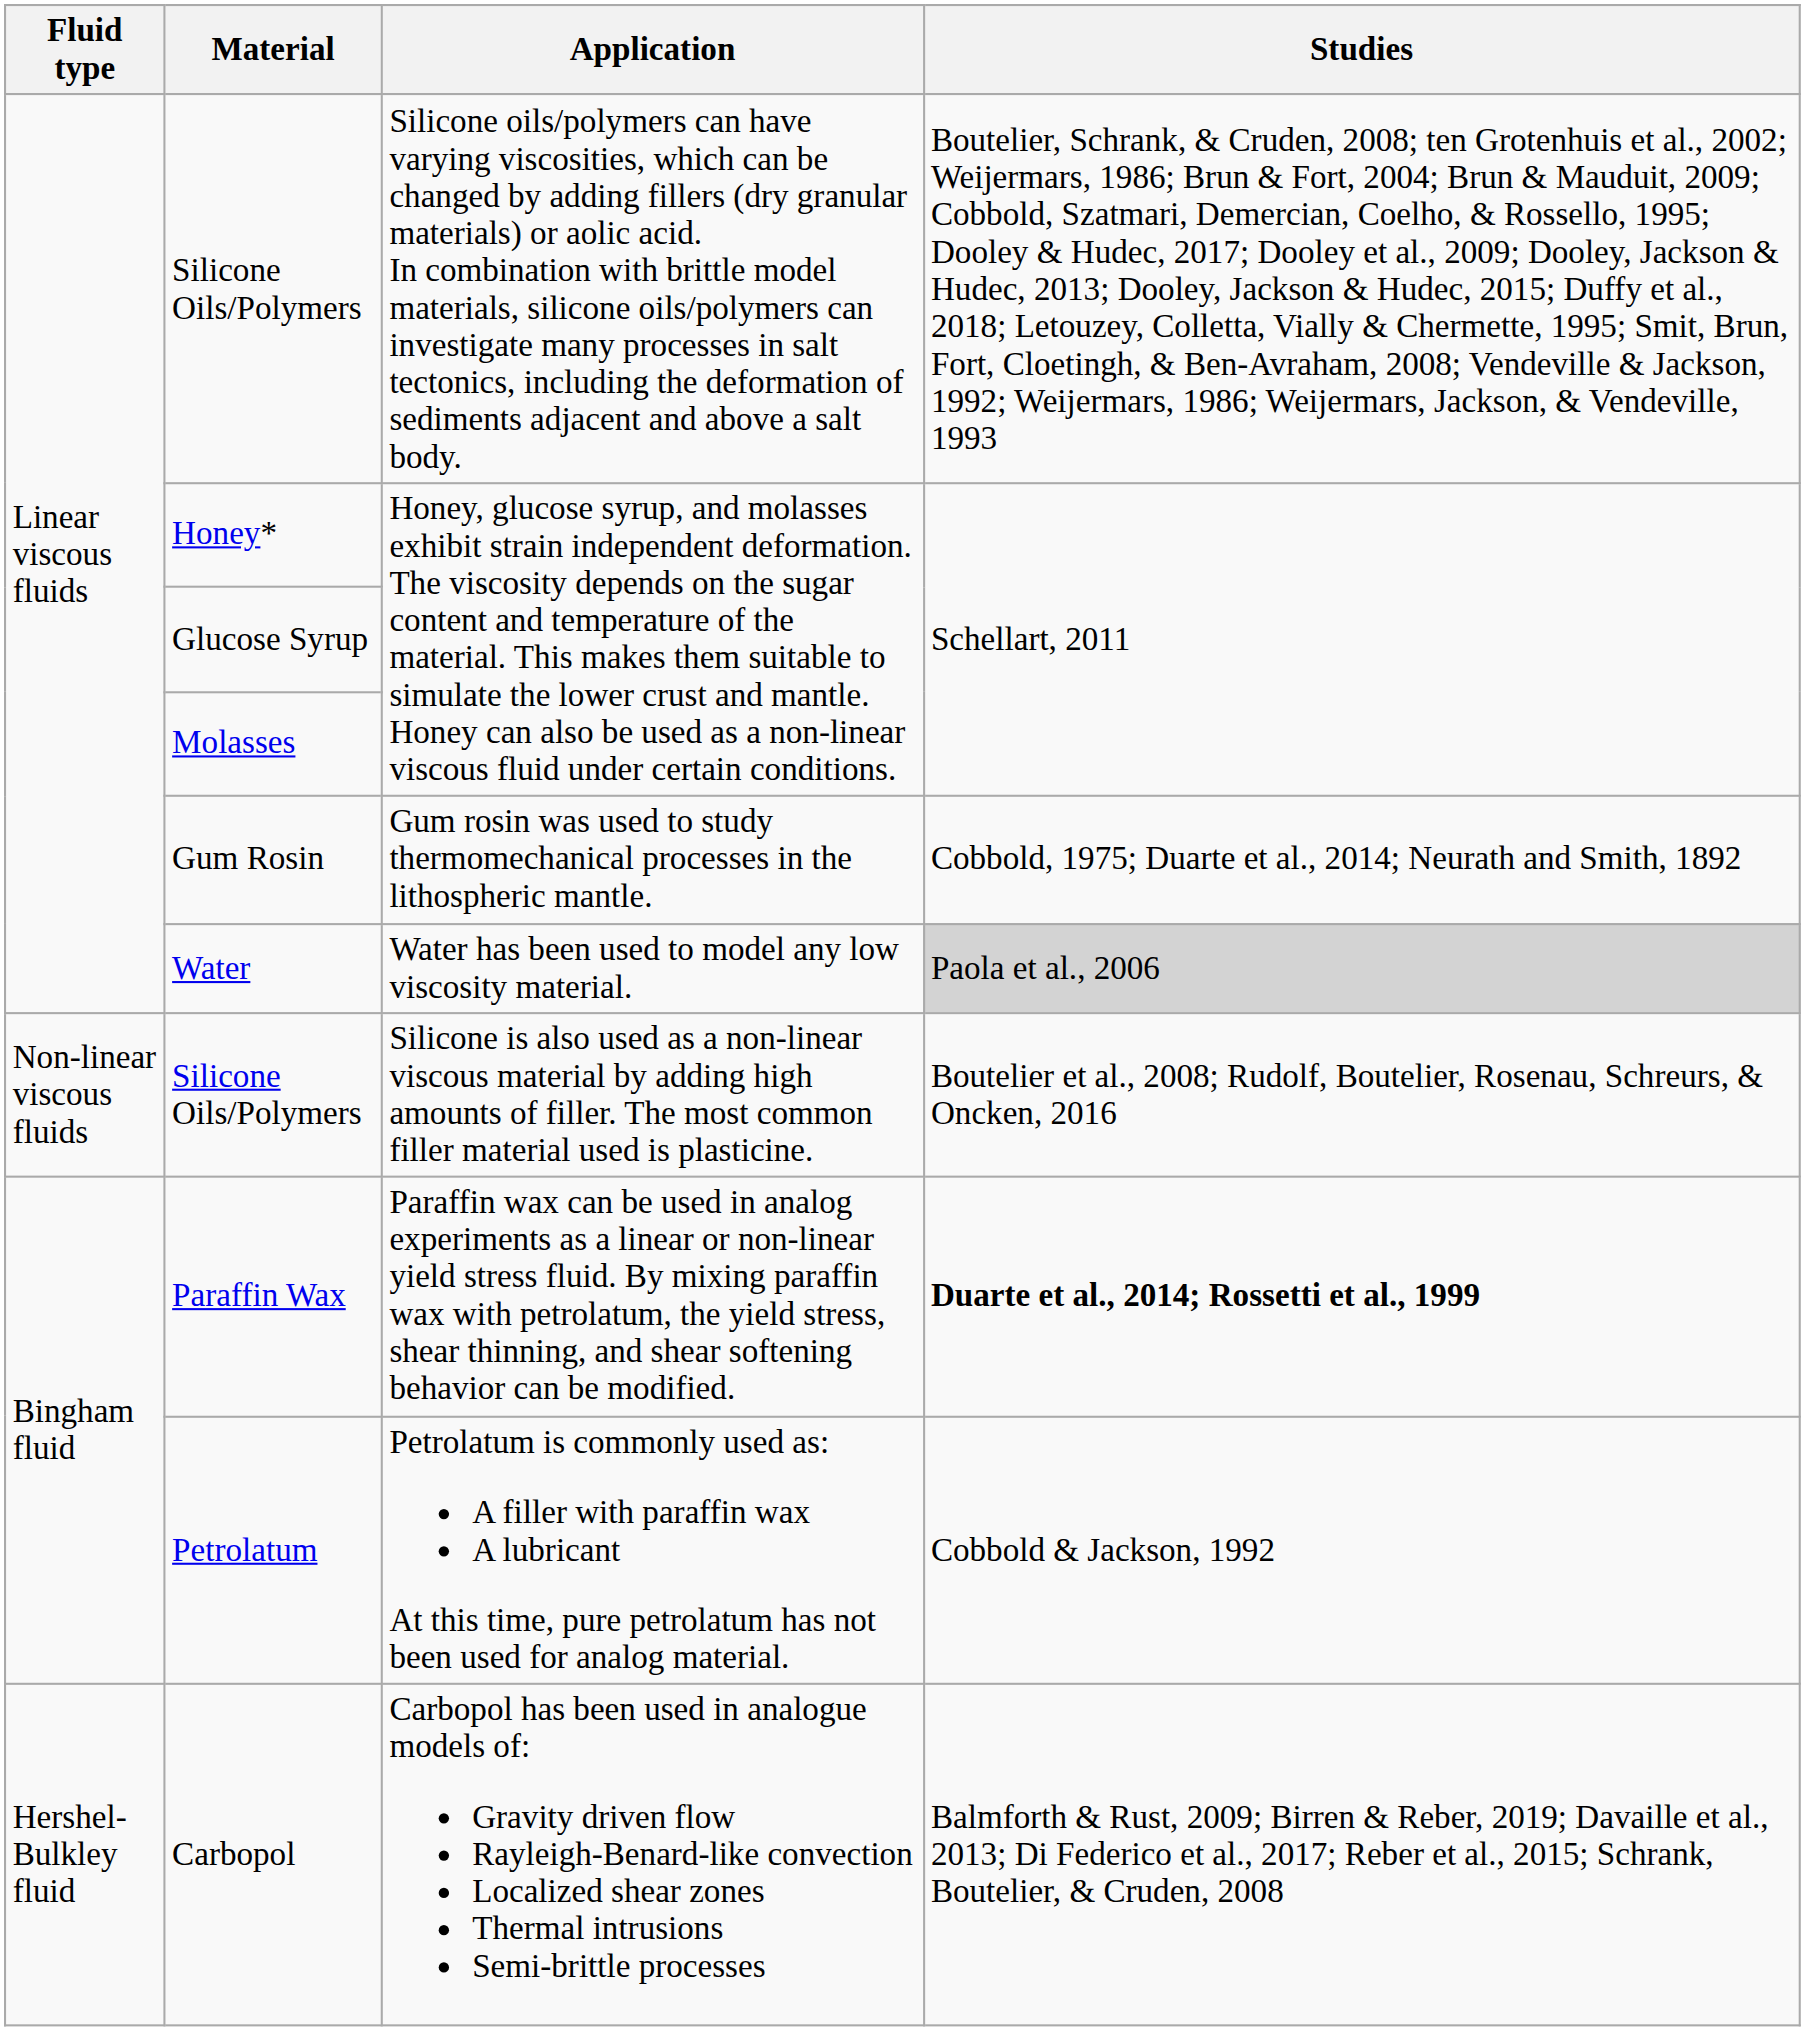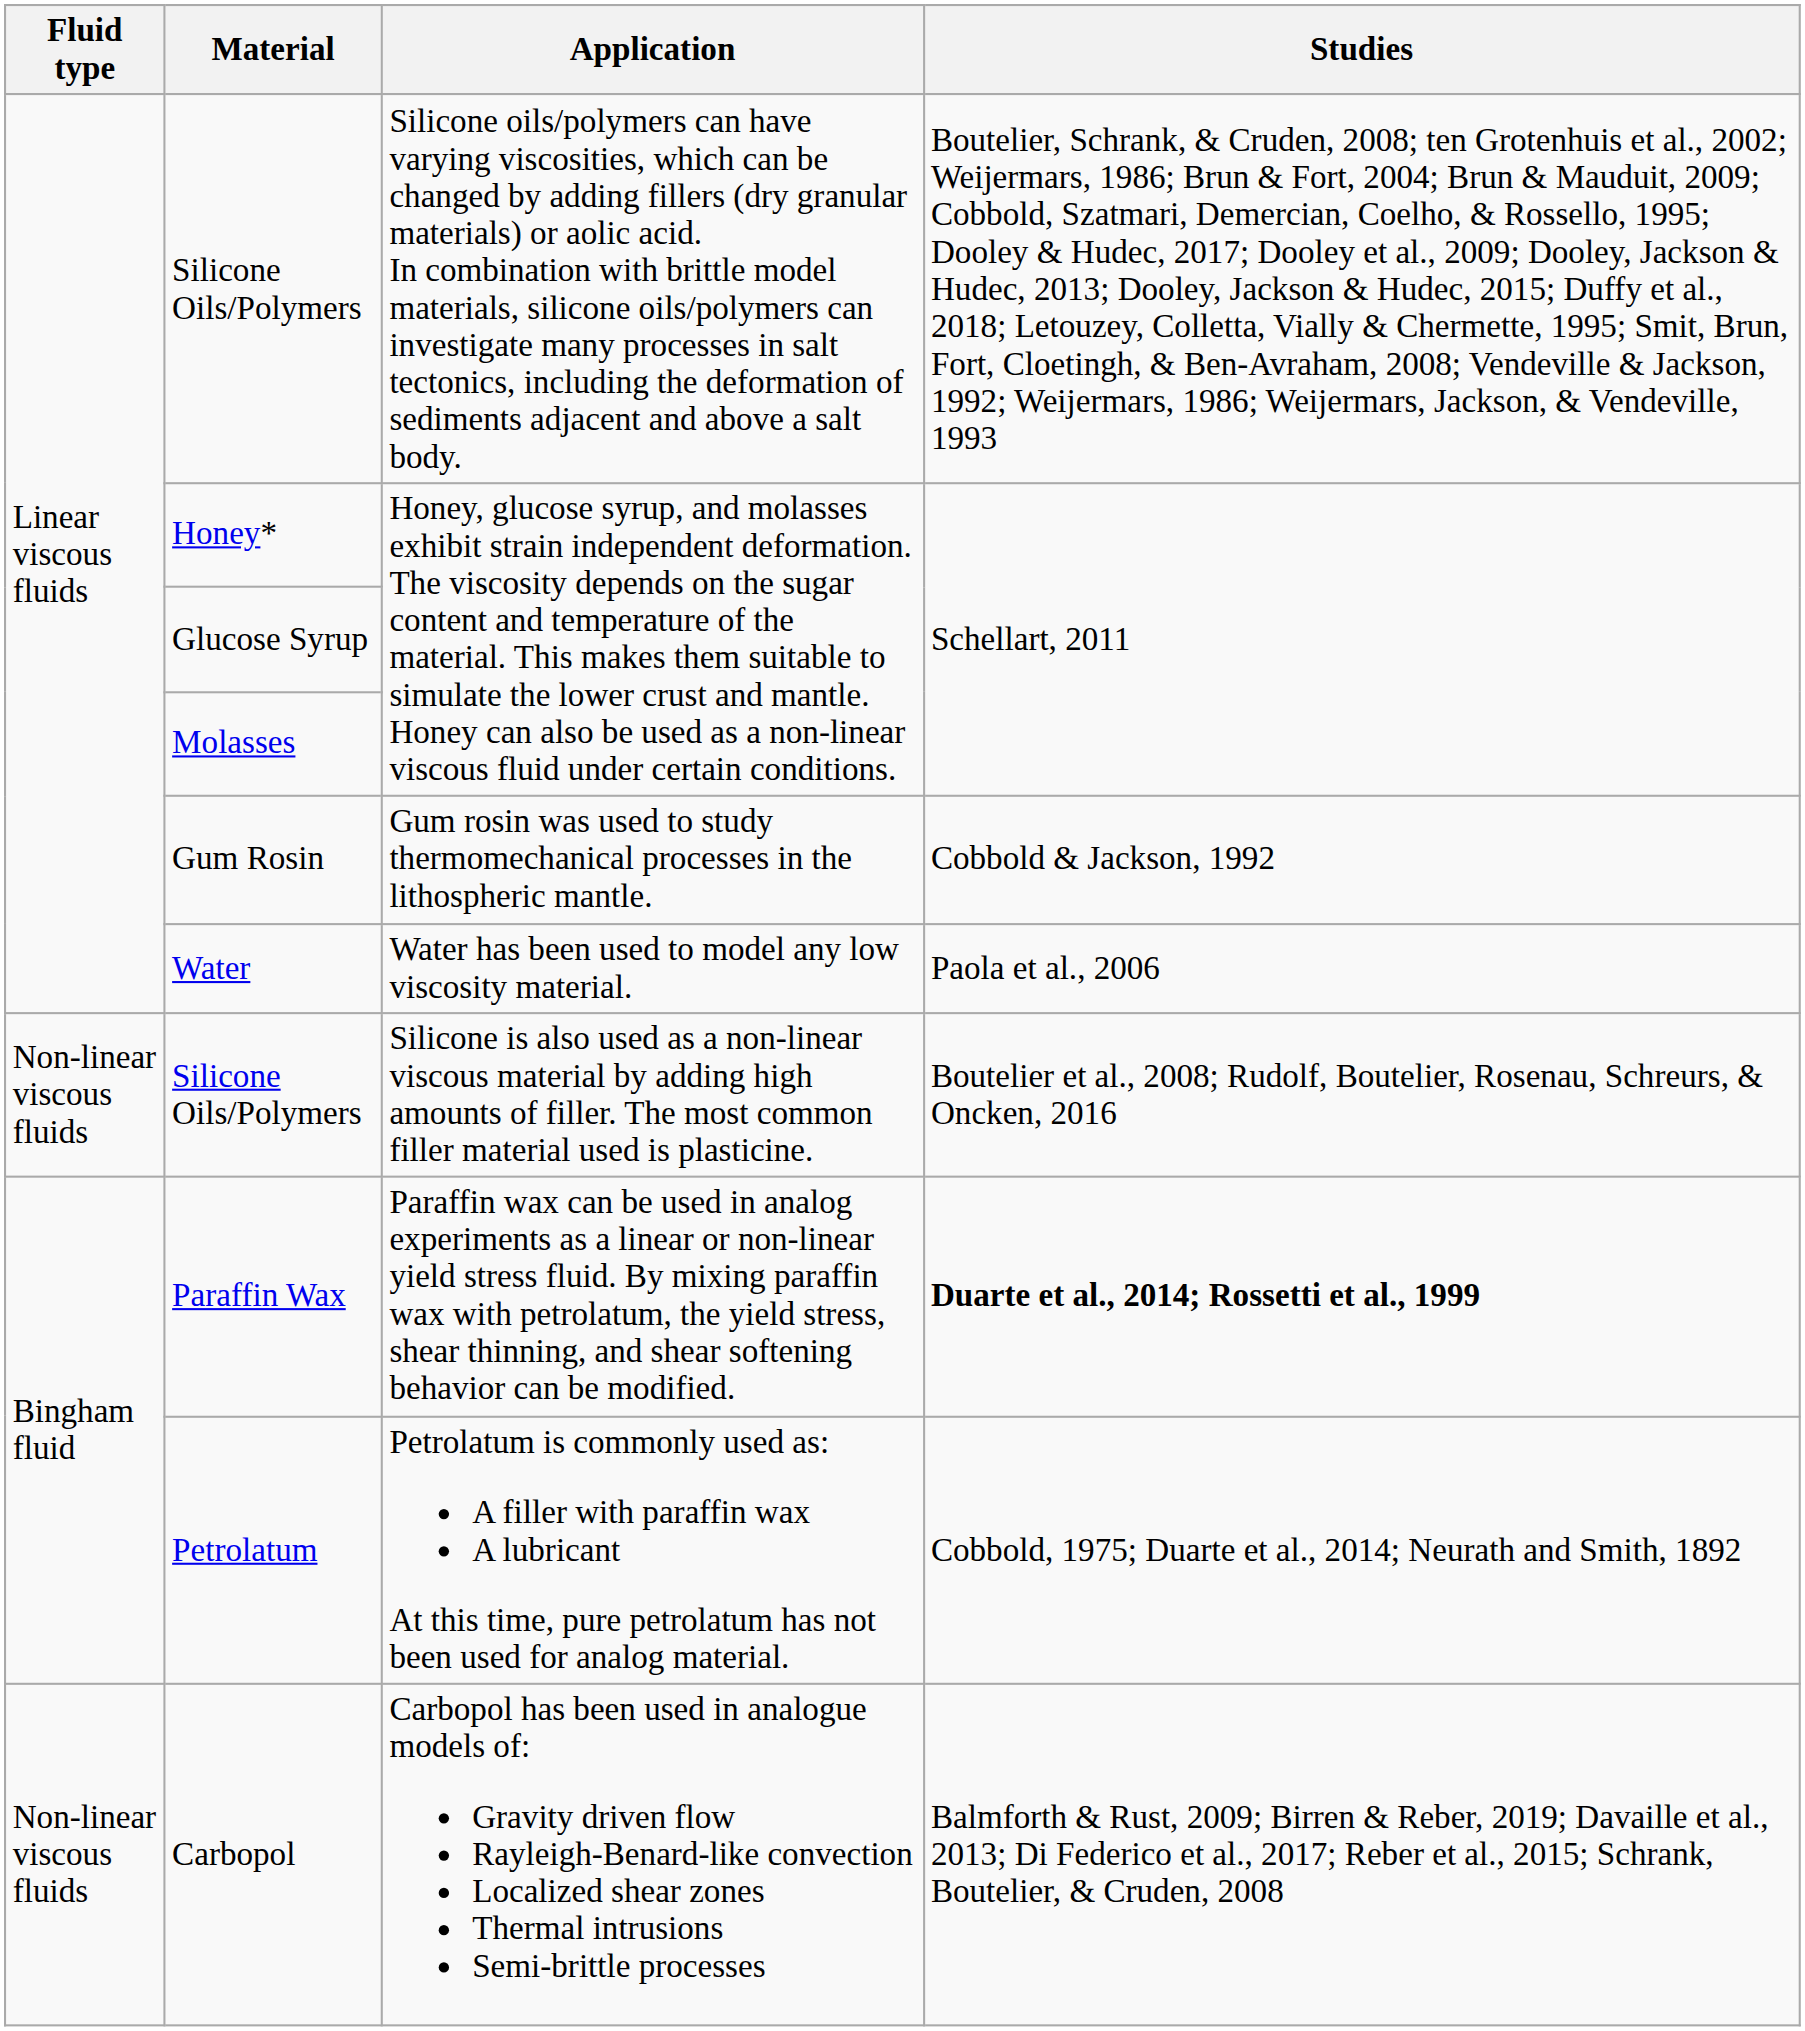(1336, 859) Cobbold, 1975; Duarte et al., 2014; Neurath and Smith, 1892 -> (1103, 859) Cobbold & Jackson, 1992
(1045, 967) lightgrey background -> (1045, 967) no background
(1103, 1549) Cobbold & Jackson, 1992 -> (1336, 1549) Cobbold, 1975; Duarte et al., 2014; Neurath and Smith, 1892
(70, 1854) Hershel-Bulkley fluid -> (84, 1854) Non-linear viscous fluids
